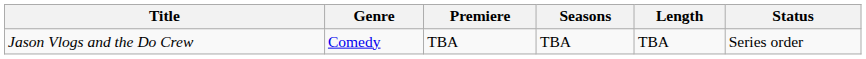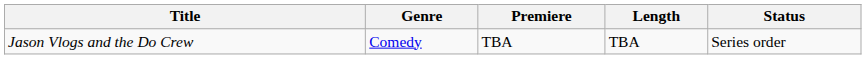- column: (585, 16)
